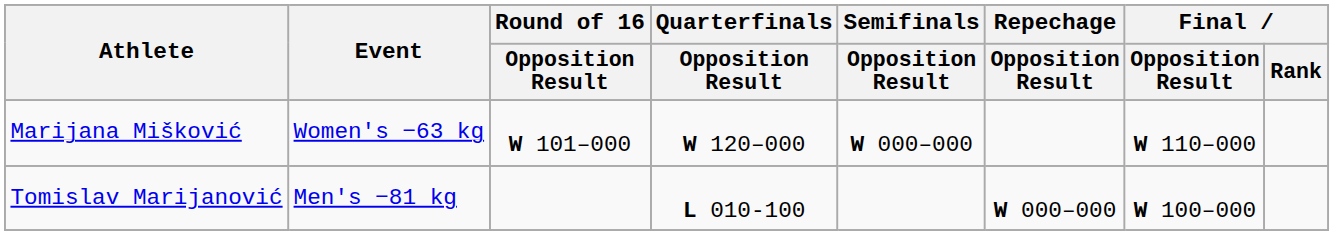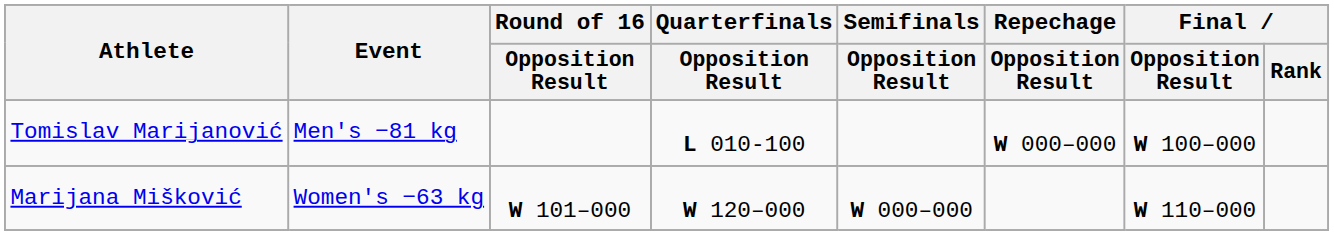rows swapped: (147, 198) <-> (126, 133)
